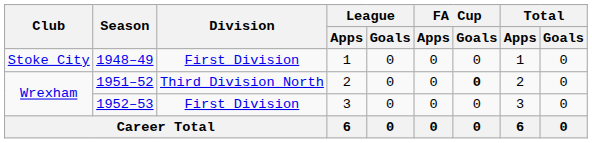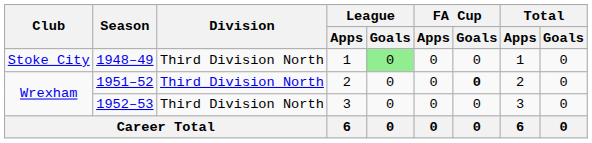(242, 60) First Division -> (242, 60) Third Division North
(390, 60) no background -> (390, 60) lightgreen background
(242, 105) First Division -> (242, 105) Third Division North
